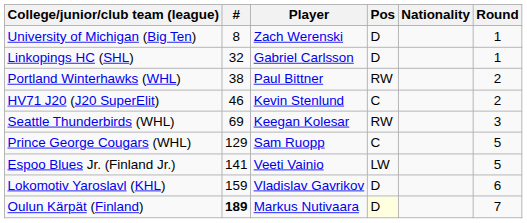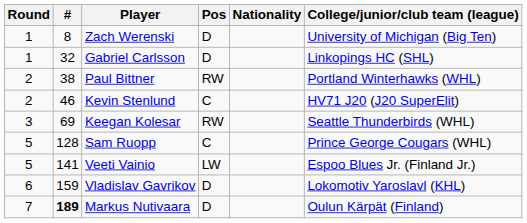columns swapped: (497, 15) <-> (113, 15)
(236, 143) 129 -> (67, 143) 128
(375, 206) lightyellow background -> (206, 206) no background
